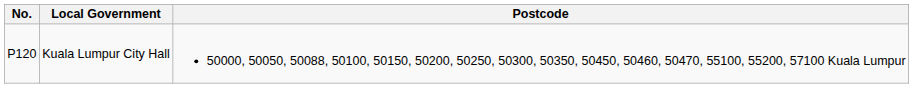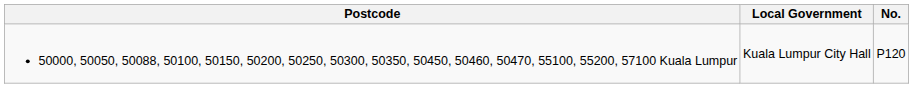columns swapped: (22, 14) <-> (541, 14)
